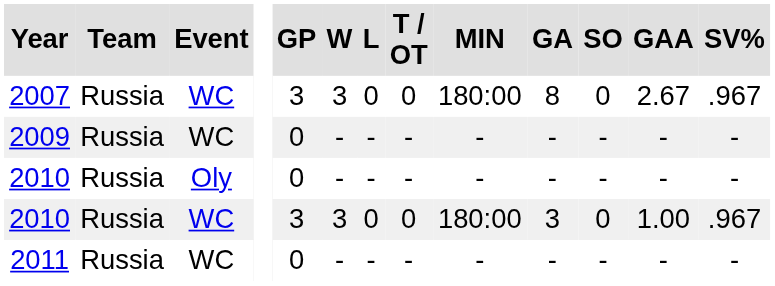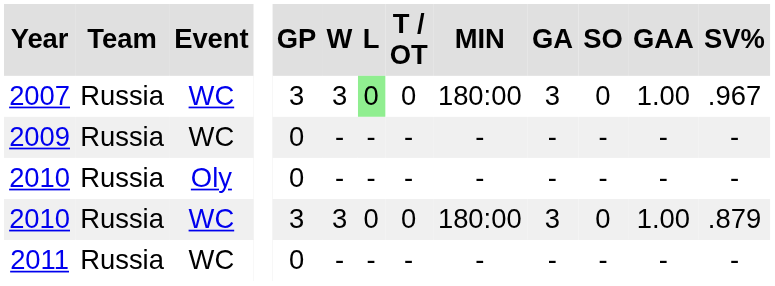(371, 95) no background -> (371, 95) lightgreen background
(552, 95) 8 -> (552, 95) 3
(663, 95) 2.67 -> (663, 95) 1.00
(734, 219) .967 -> (734, 219) .879
